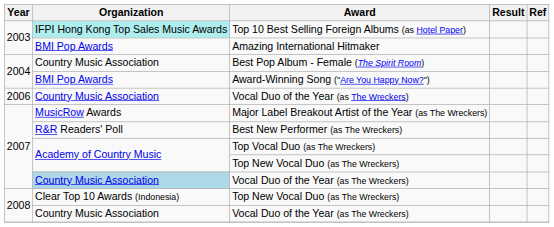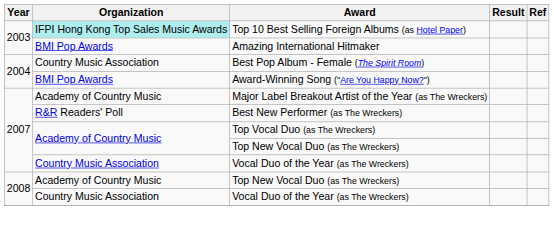- row: (19, 96)
(78, 113) MusicRow Awards -> (98, 96) Academy of Country Music
(97, 180) lightblue background -> (97, 163) no background
(107, 197) Clear Top 10 Awards (Indonesia) -> (98, 180) Academy of Country Music
